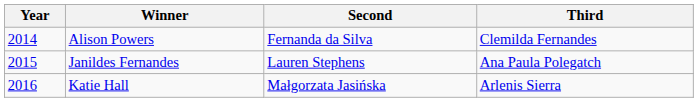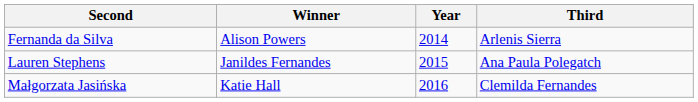columns swapped: (35, 16) <-> (370, 16)
(538, 39) Clemilda Fernandes -> (520, 39) Arlenis Sierra
(520, 85) Arlenis Sierra -> (538, 85) Clemilda Fernandes
